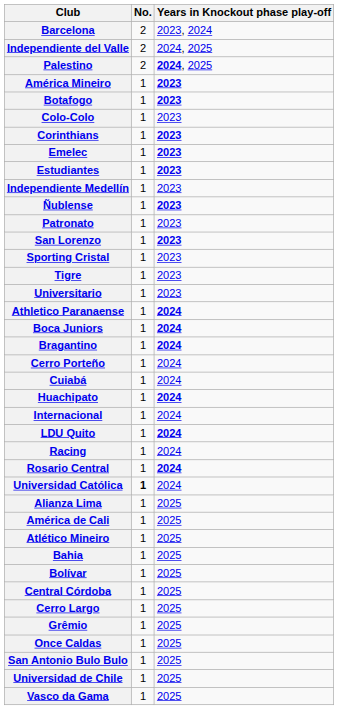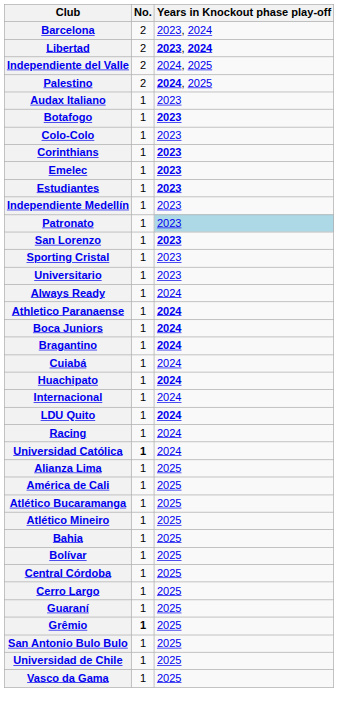+ row: (68, 48)
- row: (68, 83)
+ row: (68, 100)
- row: (68, 205)
(169, 223) no background -> (169, 223) lightblue background
- row: (68, 275)
+ row: (68, 293)
- row: (68, 363)
- row: (68, 468)
+ row: (68, 503)
+ row: (68, 608)
(143, 626) normal -> (143, 626) bold
- row: (68, 643)
